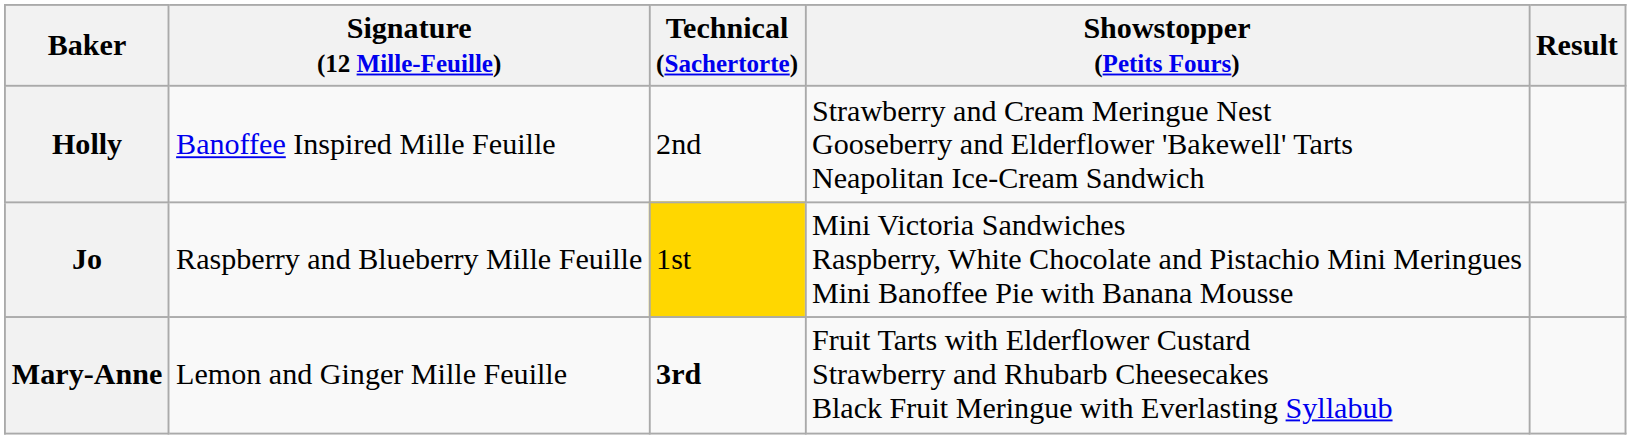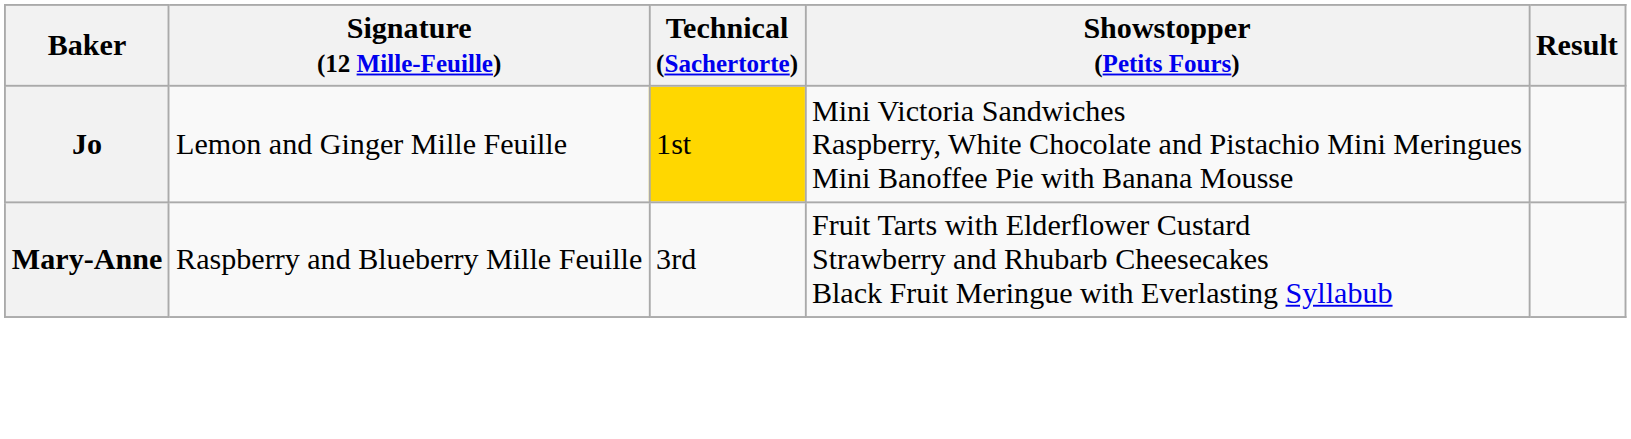- row: (87, 143)
(409, 259) Raspberry and Blueberry Mille Feuille -> (372, 143) Lemon and Ginger Mille Feuille
(372, 374) Lemon and Ginger Mille Feuille -> (409, 259) Raspberry and Blueberry Mille Feuille
(679, 374) bold -> (676, 259) normal
